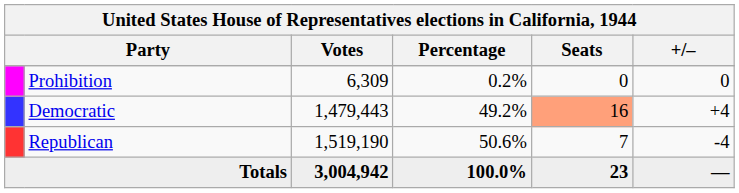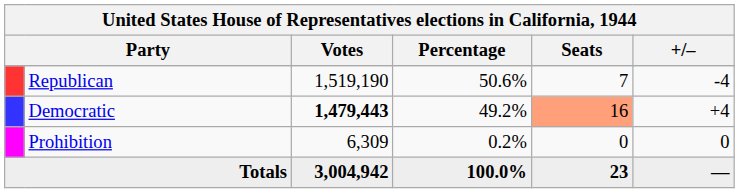rows swapped: (71, 142) <-> (70, 81)
(351, 111) normal -> (351, 111) bold
